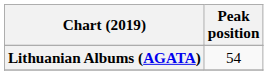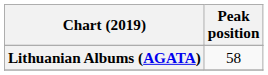(234, 57) 54 -> (234, 57) 58
